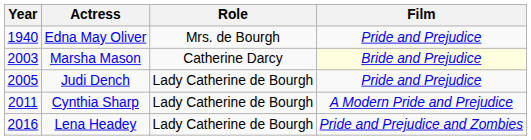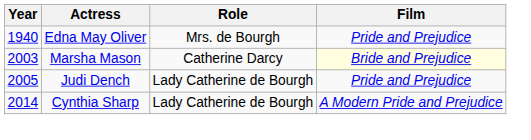(23, 102) 2011 -> (23, 102) 2014
- row: (95, 124)
